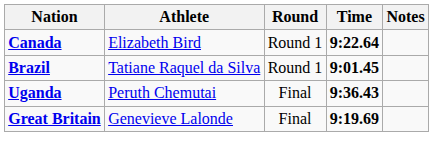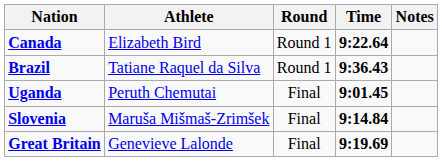(354, 67) 9:01.45 -> (364, 67) 9:36.43
(354, 93) 9:36.43 -> (364, 93) 9:01.45
+ row: (37, 118)
